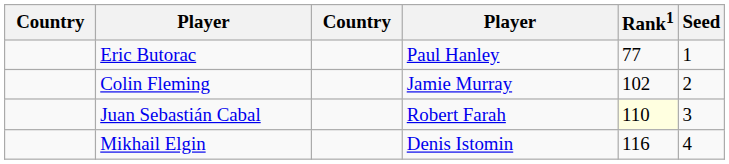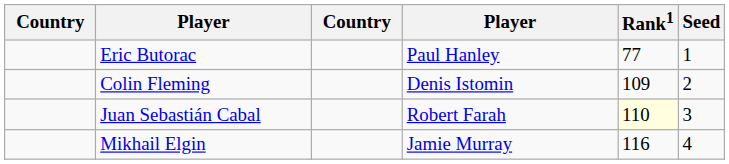(459, 84) Jamie Murray -> (460, 84) Denis Istomin
(636, 84) 102 -> (636, 84) 109
(460, 144) Denis Istomin -> (459, 144) Jamie Murray
